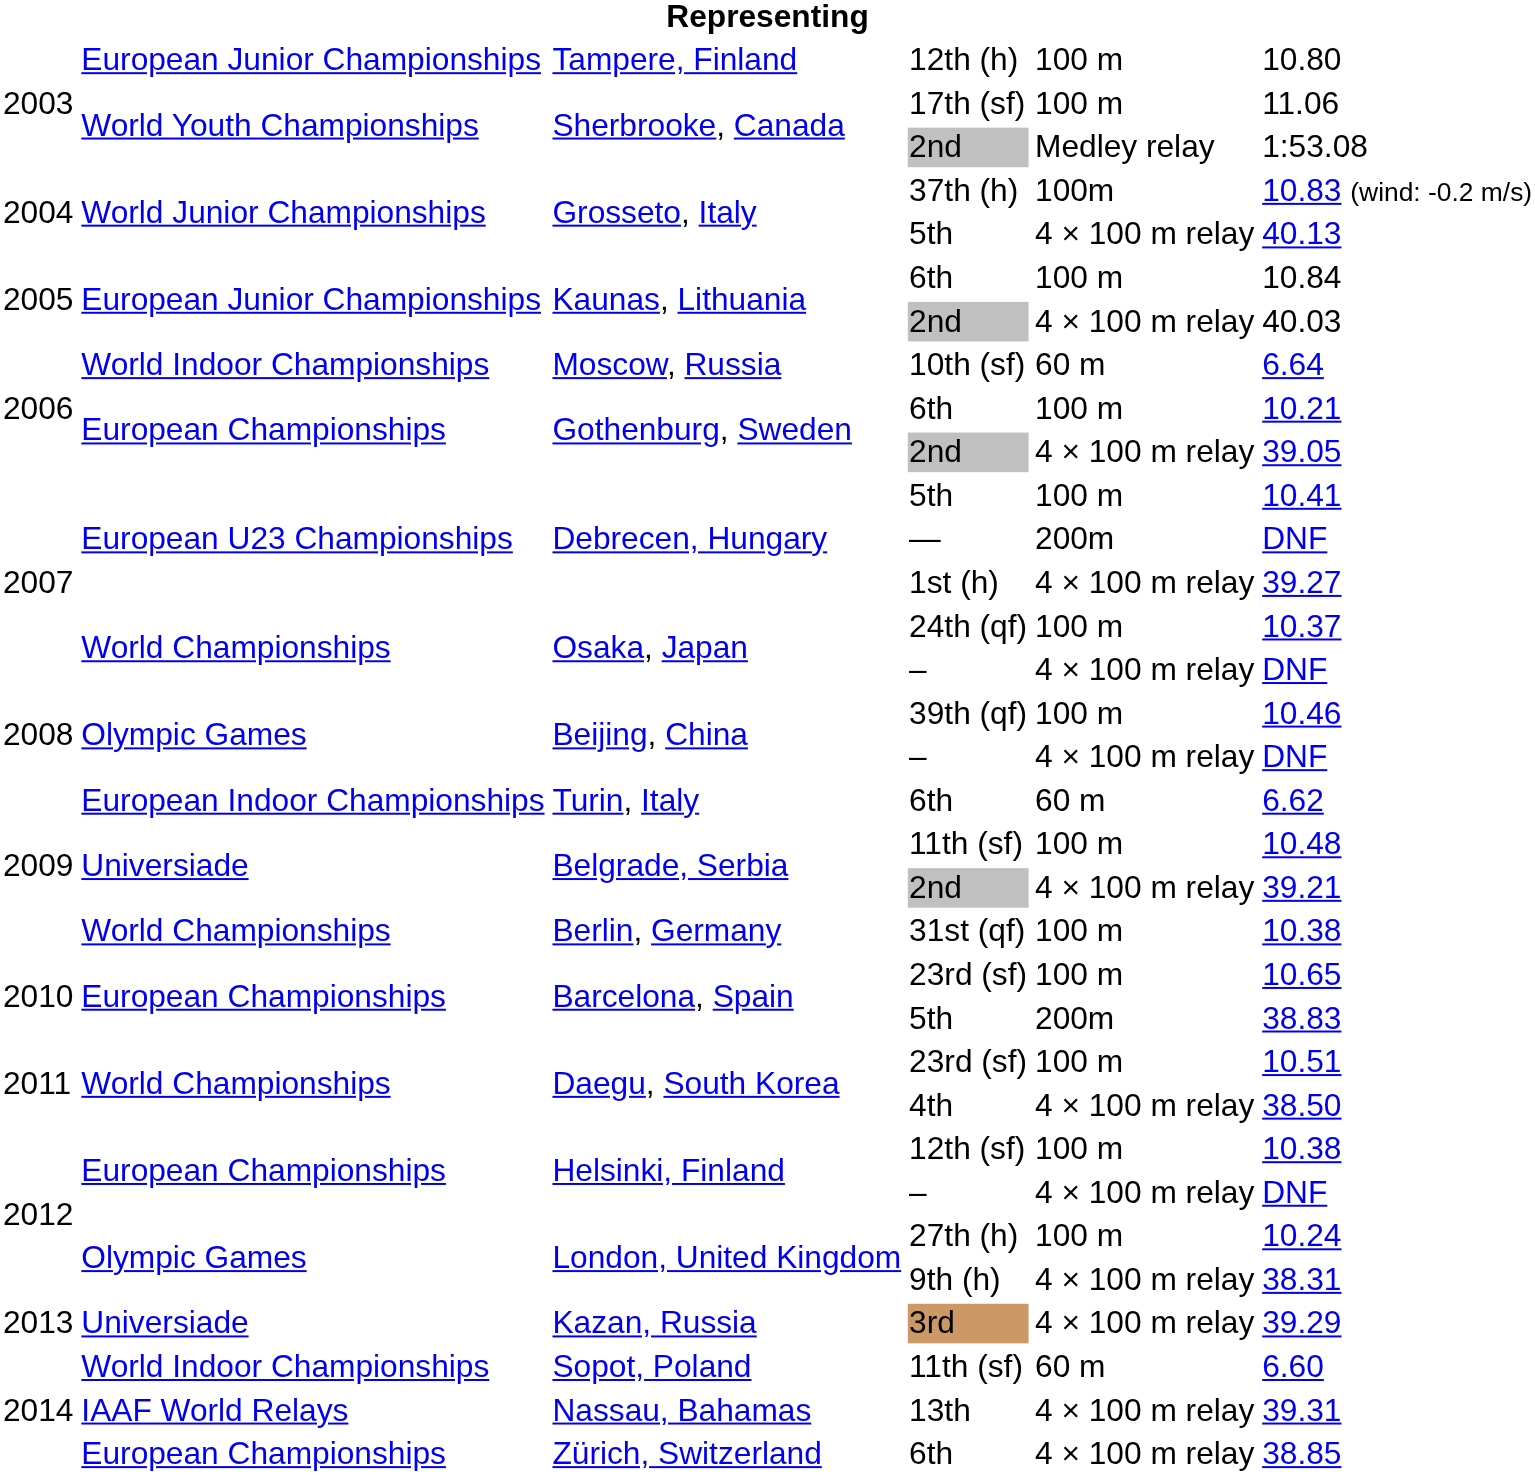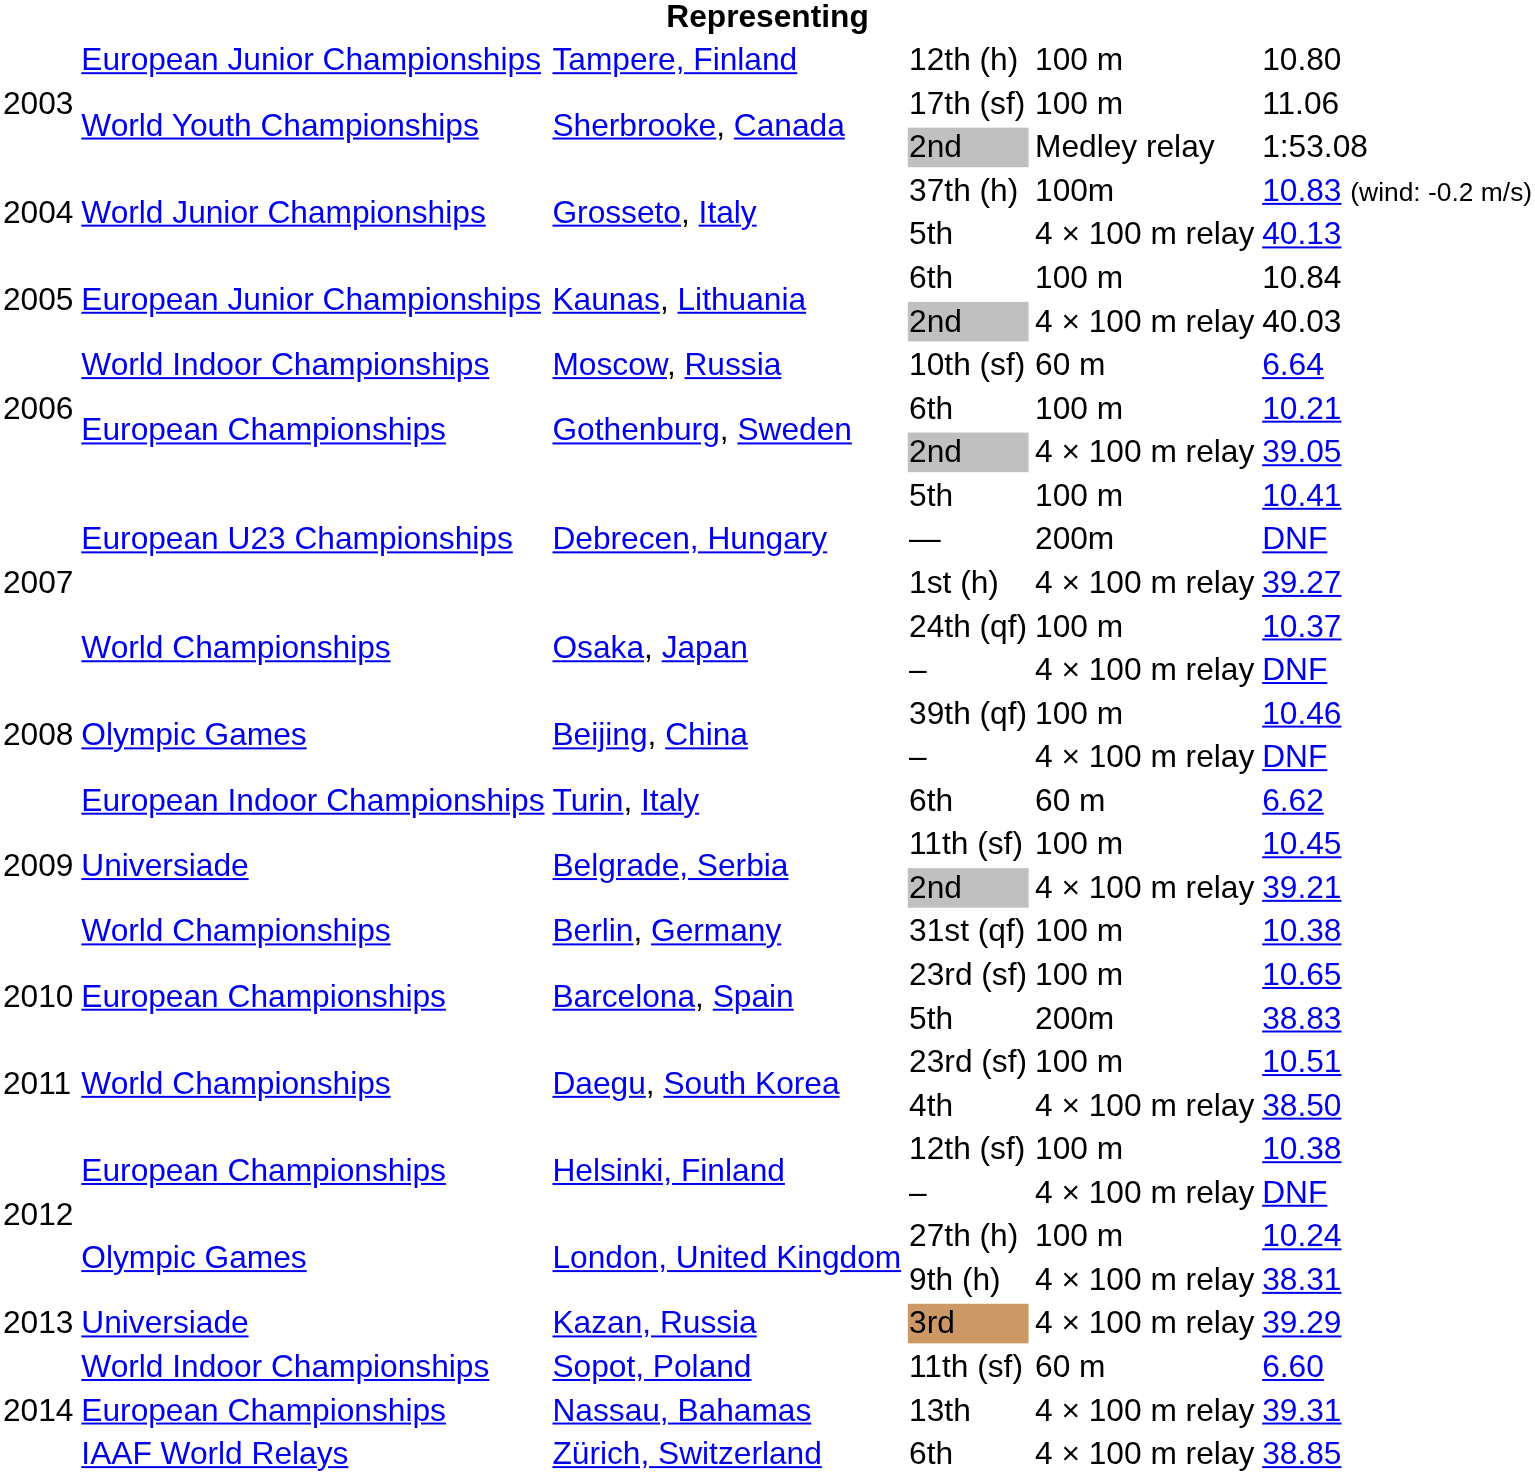(1302, 843) 10.48 -> (1302, 843) 10.45
(215, 1410) IAAF World Relays -> (264, 1410) European Championships
(264, 1453) European Championships -> (215, 1453) IAAF World Relays
